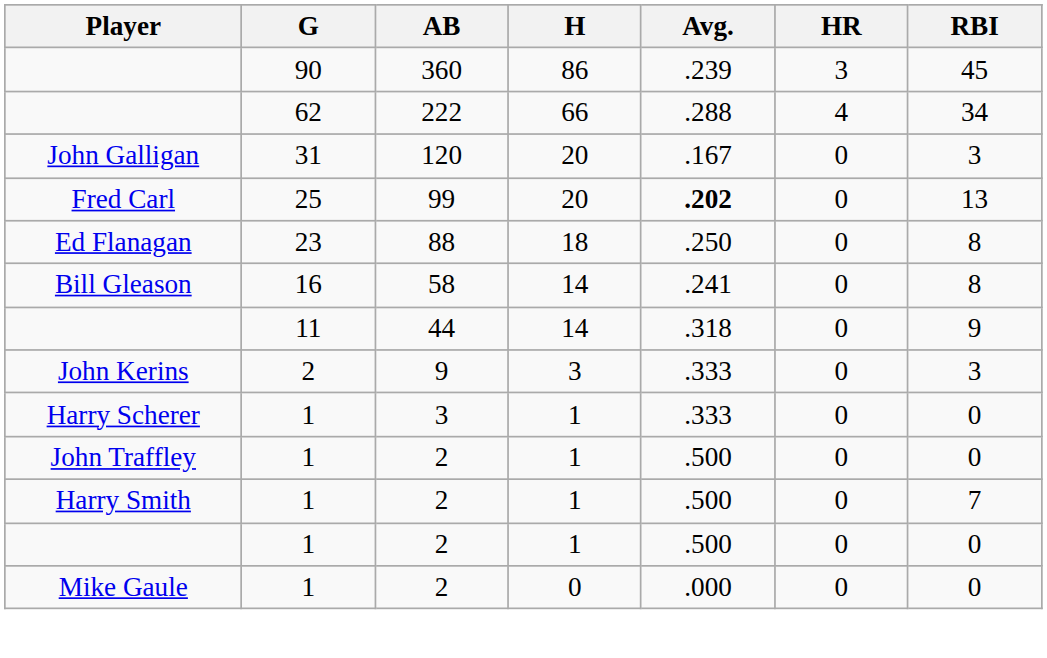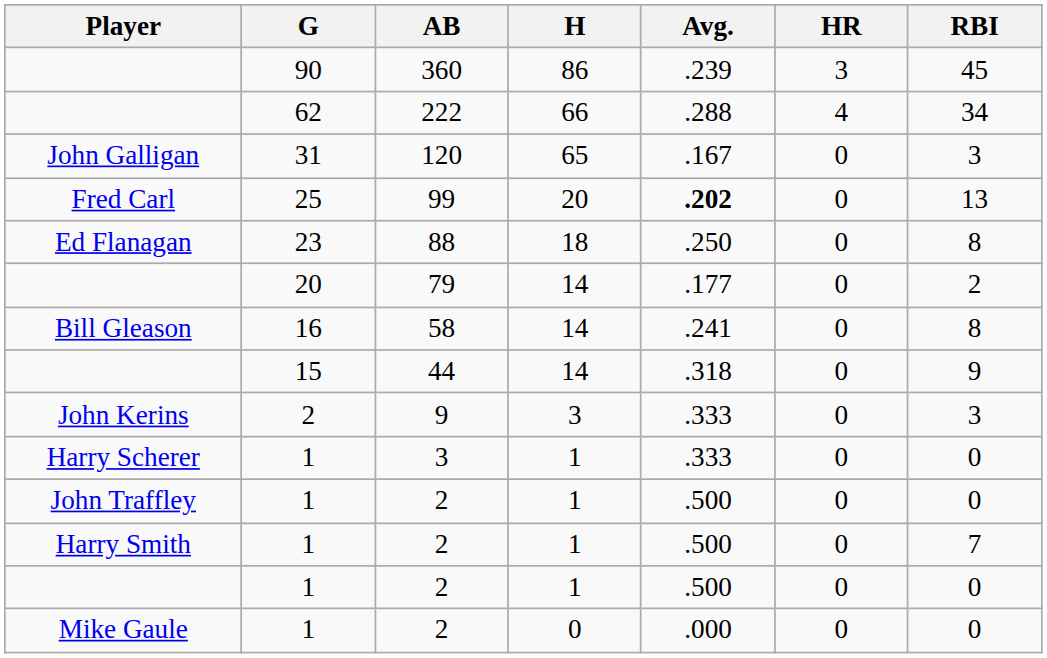(575, 155) 20 -> (575, 155) 65
+ row: (123, 285)
(308, 328) 11 -> (308, 371) 15
